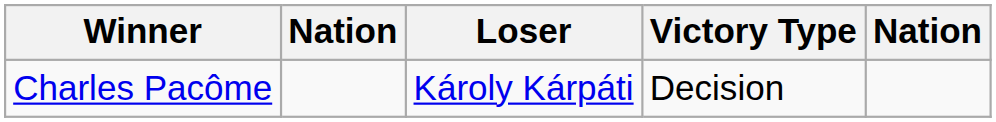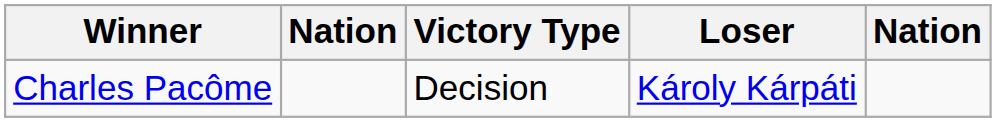columns swapped: (753, 32) <-> (524, 32)
